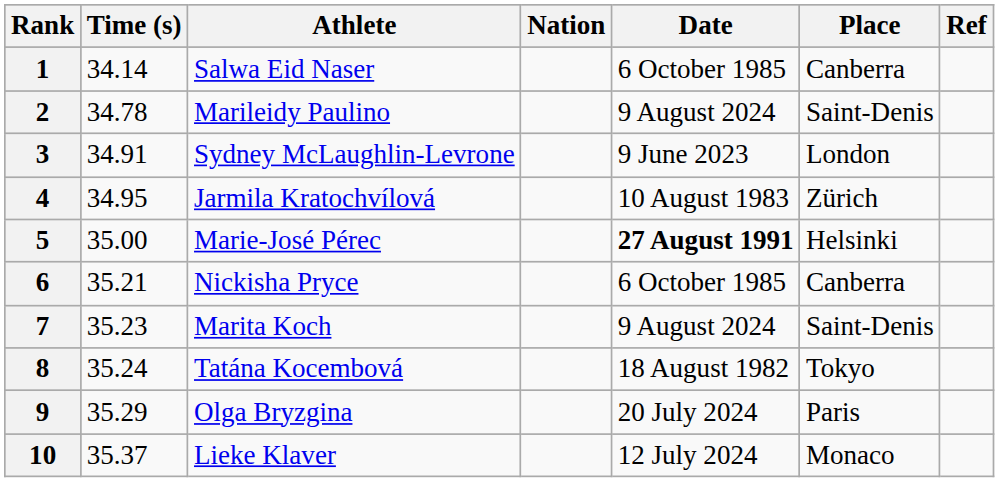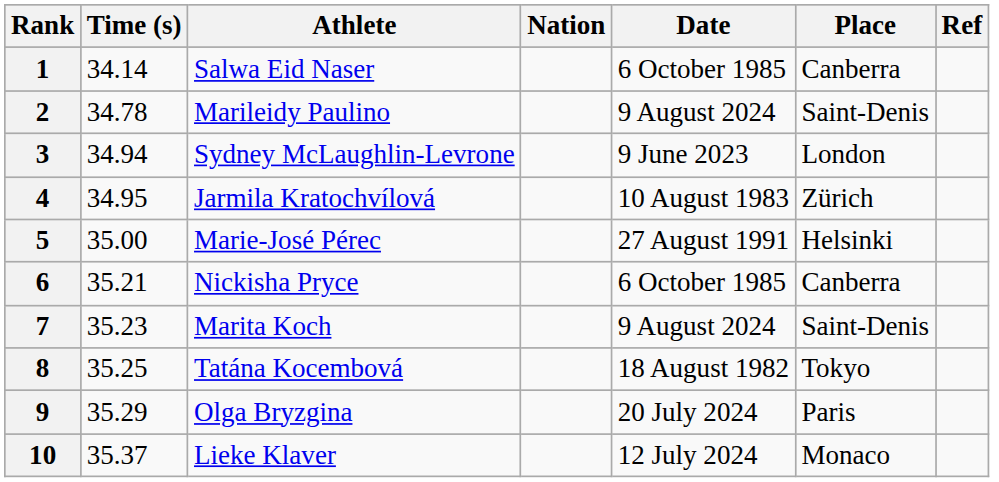(117, 154) 34.91 -> (117, 154) 34.94
(706, 240) bold -> (703, 240) normal
(117, 369) 35.24 -> (117, 369) 35.25
